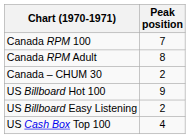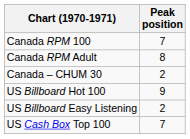(162, 125) 4 -> (162, 125) 7
